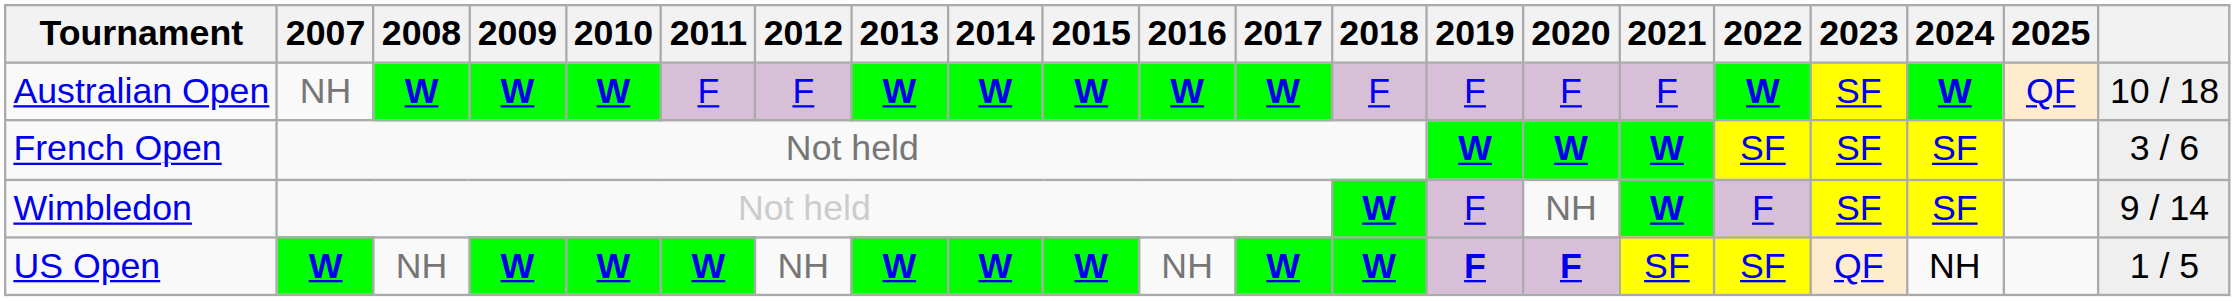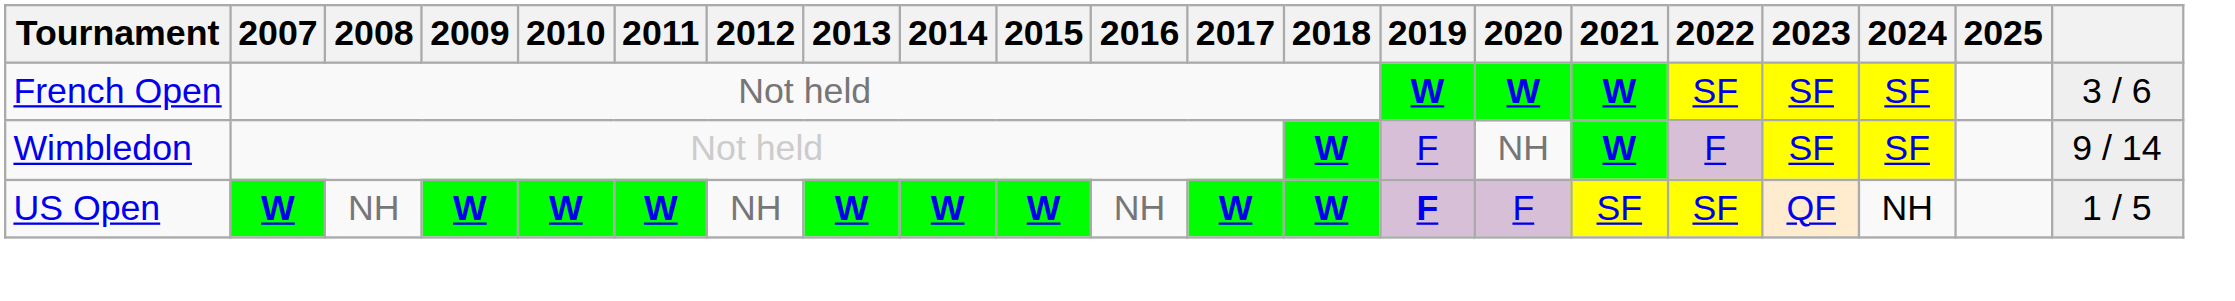- row: (141, 90)
(1571, 264) bold -> (1523, 206) normal
